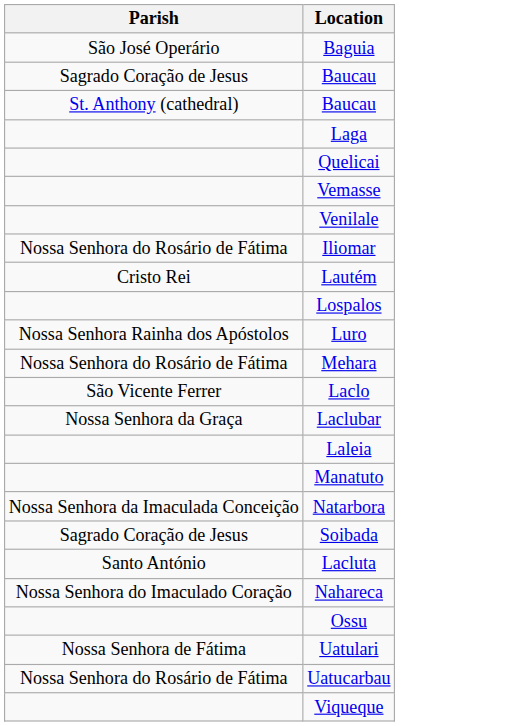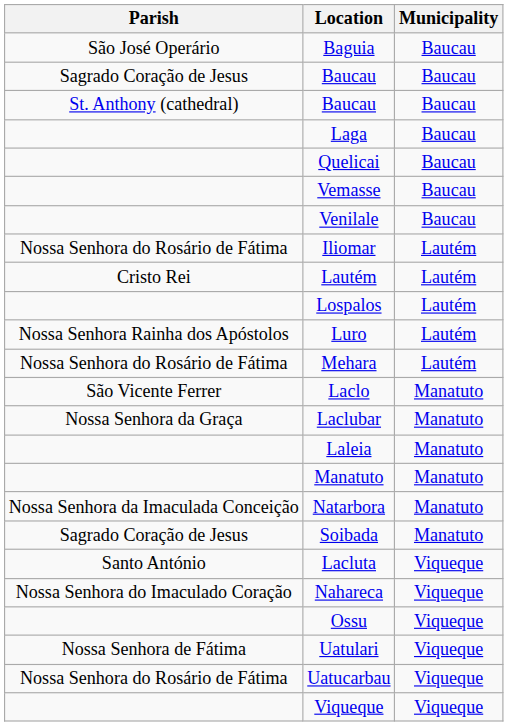+ column: (449, 18)
